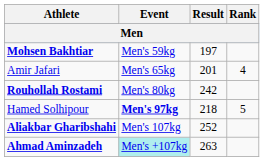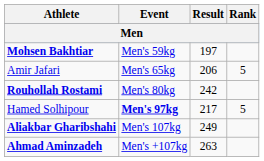(208, 71) 201 -> (208, 71) 206
(243, 71) 4 -> (243, 71) 5
(208, 109) 218 -> (208, 109) 217
(208, 128) 252 -> (208, 128) 249
(154, 147) paleturquoise background -> (154, 147) no background
